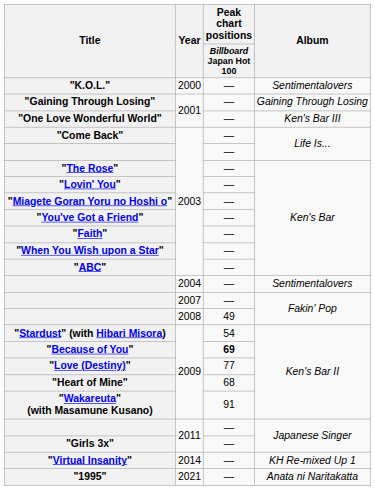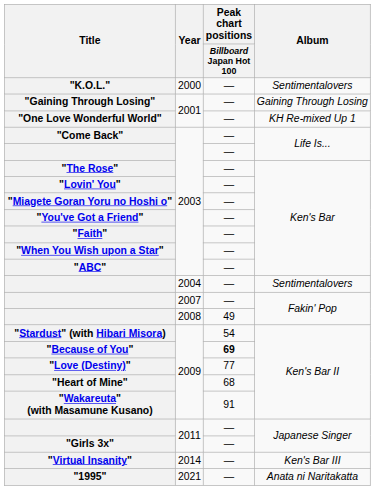(312, 119) Ken's Bar III -> (312, 119) KH Re-mixed Up 1
(312, 460) KH Re-mixed Up 1 -> (312, 460) Ken's Bar III
